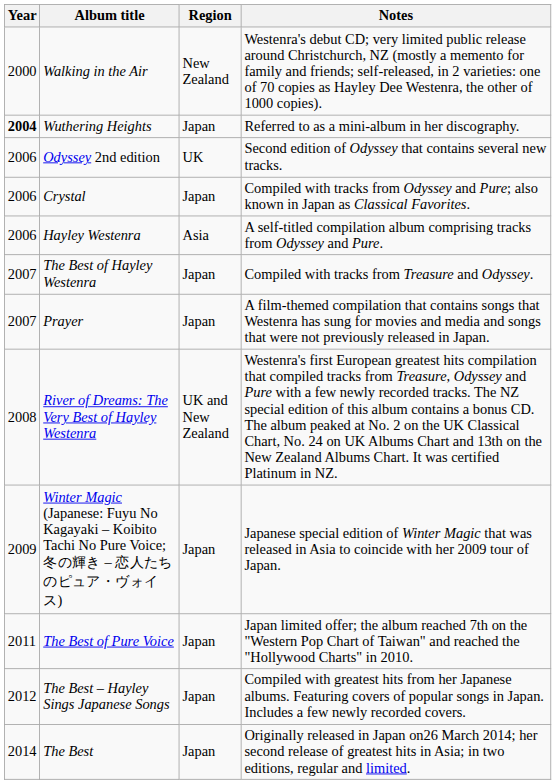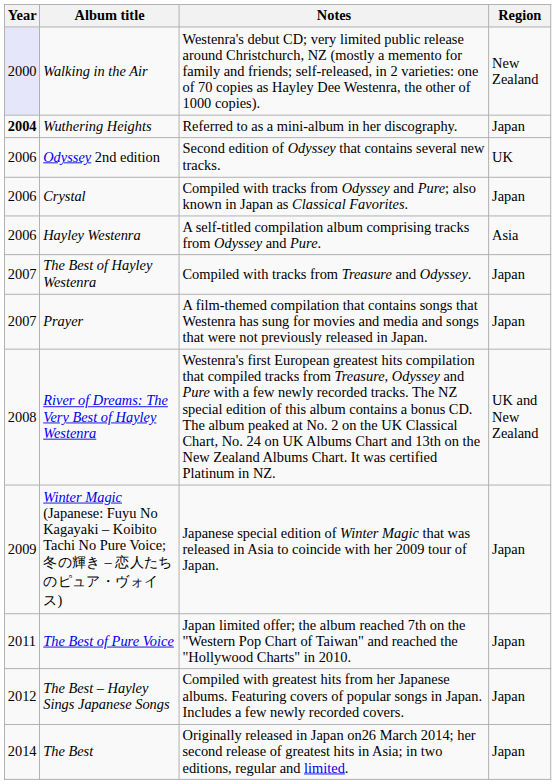columns swapped: (396, 15) <-> (210, 15)
(22, 71) no background -> (22, 71) lavender background
